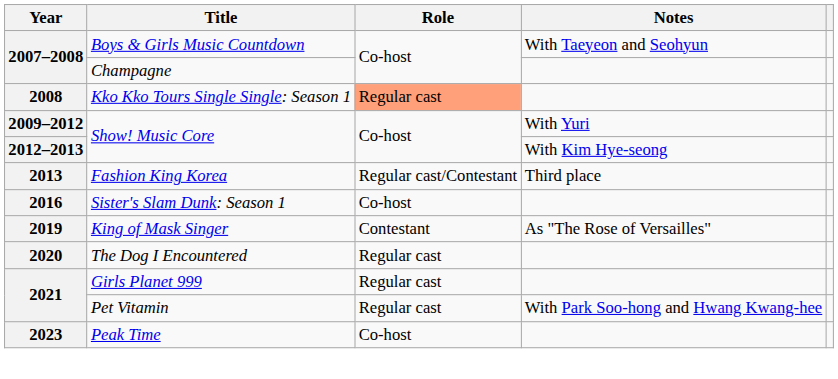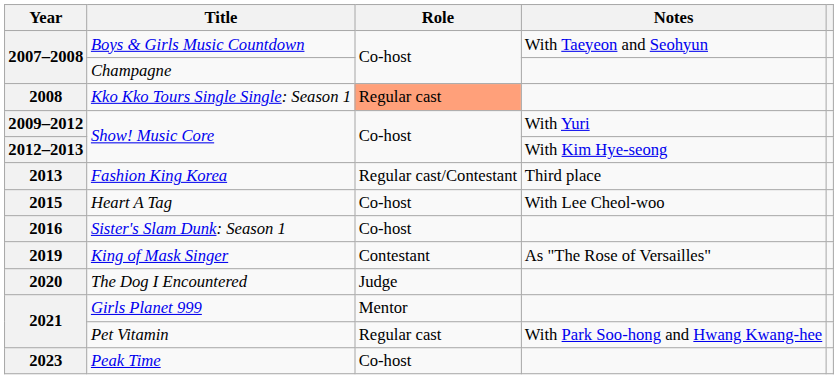+ row: (46, 202)
(400, 255) Regular cast -> (378, 281) Judge
(400, 281) Regular cast -> (383, 307) Mentor
